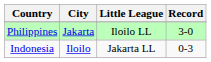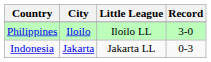(78, 31) Jakarta -> (78, 31) Iloilo
(78, 48) Iloilo -> (78, 48) Jakarta
